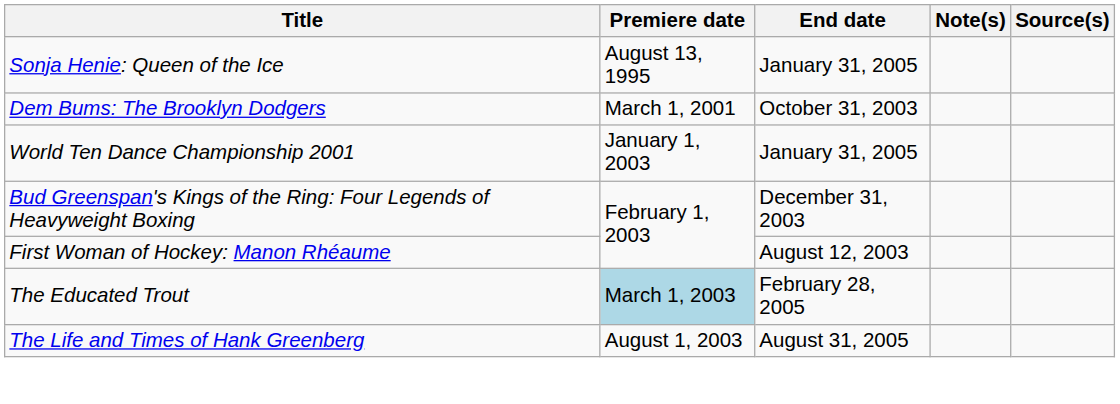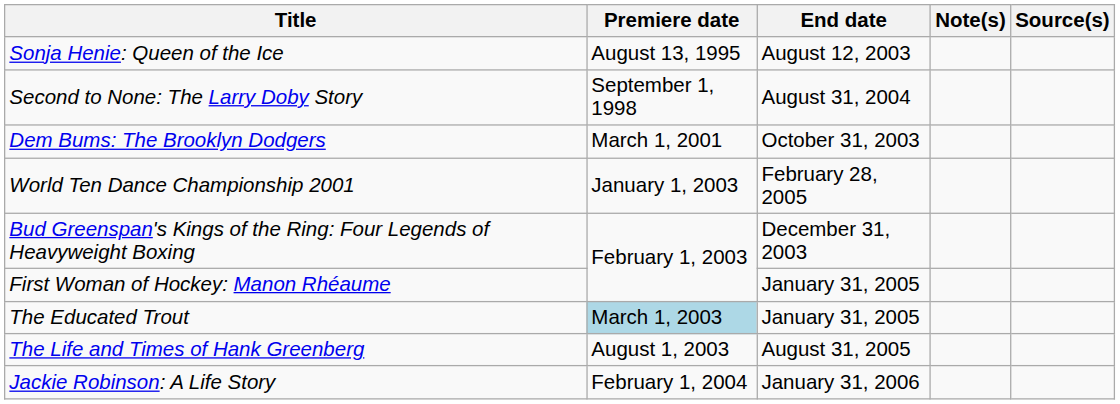(838, 64) January 31, 2005 -> (836, 53) August 12, 2003
+ row: (186, 97)
(838, 152) January 31, 2005 -> (820, 185) February 28, 2005
(834, 252) August 12, 2003 -> (841, 284) January 31, 2005
(817, 296) February 28, 2005 -> (841, 317) January 31, 2005
+ row: (142, 382)
